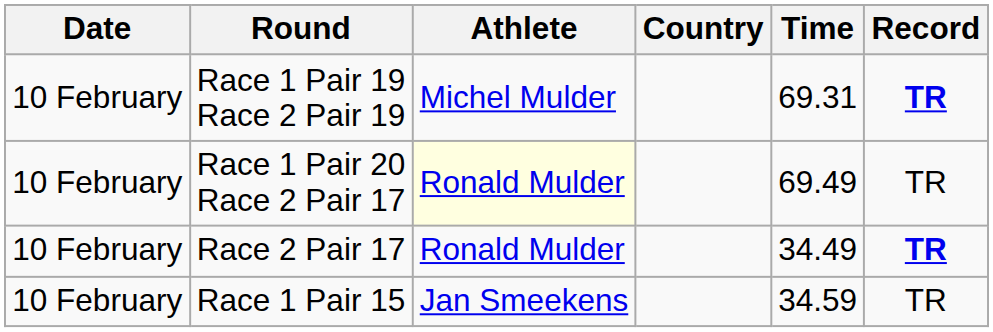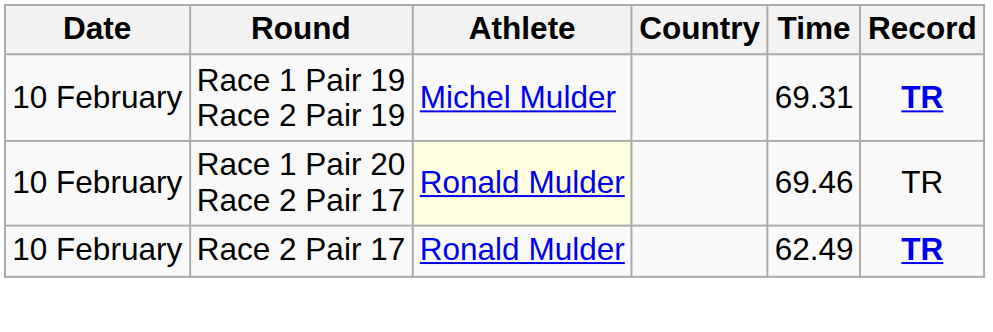(818, 182) 69.49 -> (814, 182) 69.46
(818, 250) 34.49 -> (814, 250) 62.49
- row: (301, 300)
